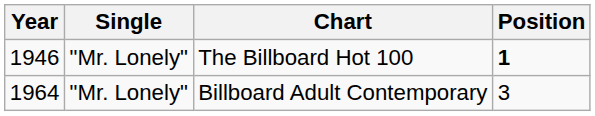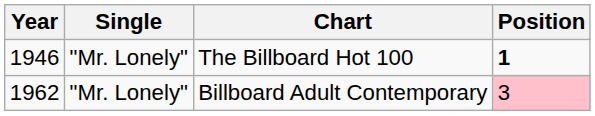(35, 92) 1964 -> (35, 92) 1962
(504, 92) no background -> (504, 92) pink background
